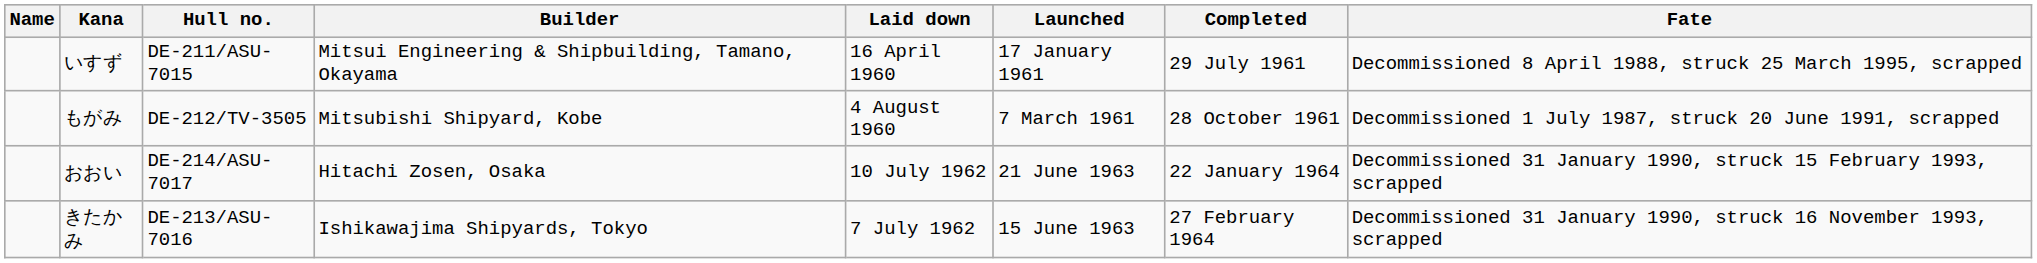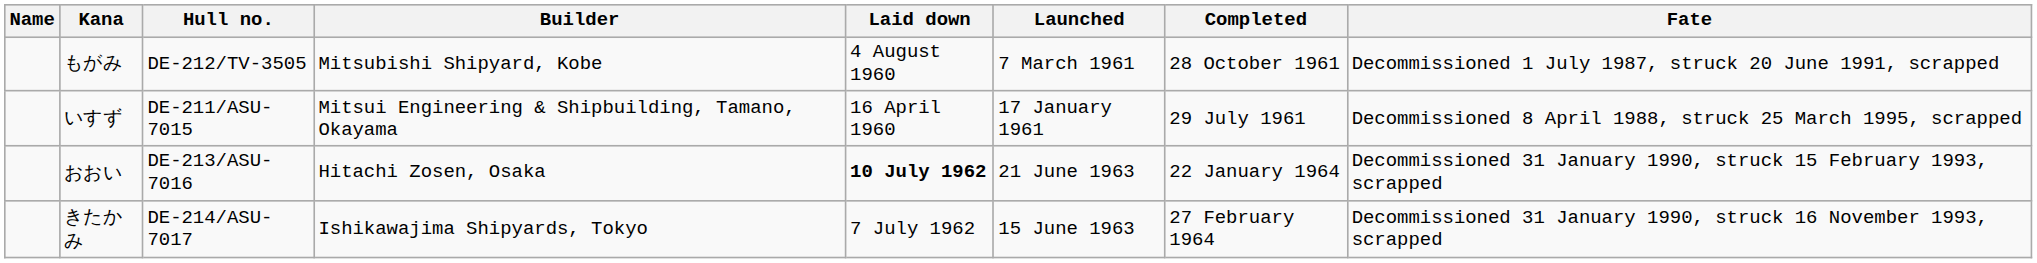rows swapped: (93, 64) <-> (93, 119)
(210, 173) DE-214/ASU-7017 -> (210, 173) DE-213/ASU-7016
(918, 173) normal -> (918, 173) bold
(210, 229) DE-213/ASU-7016 -> (210, 229) DE-214/ASU-7017
